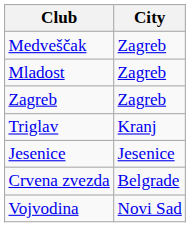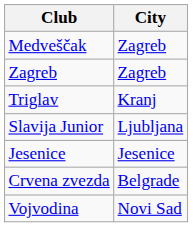- row: (37, 72)
+ row: (56, 126)
